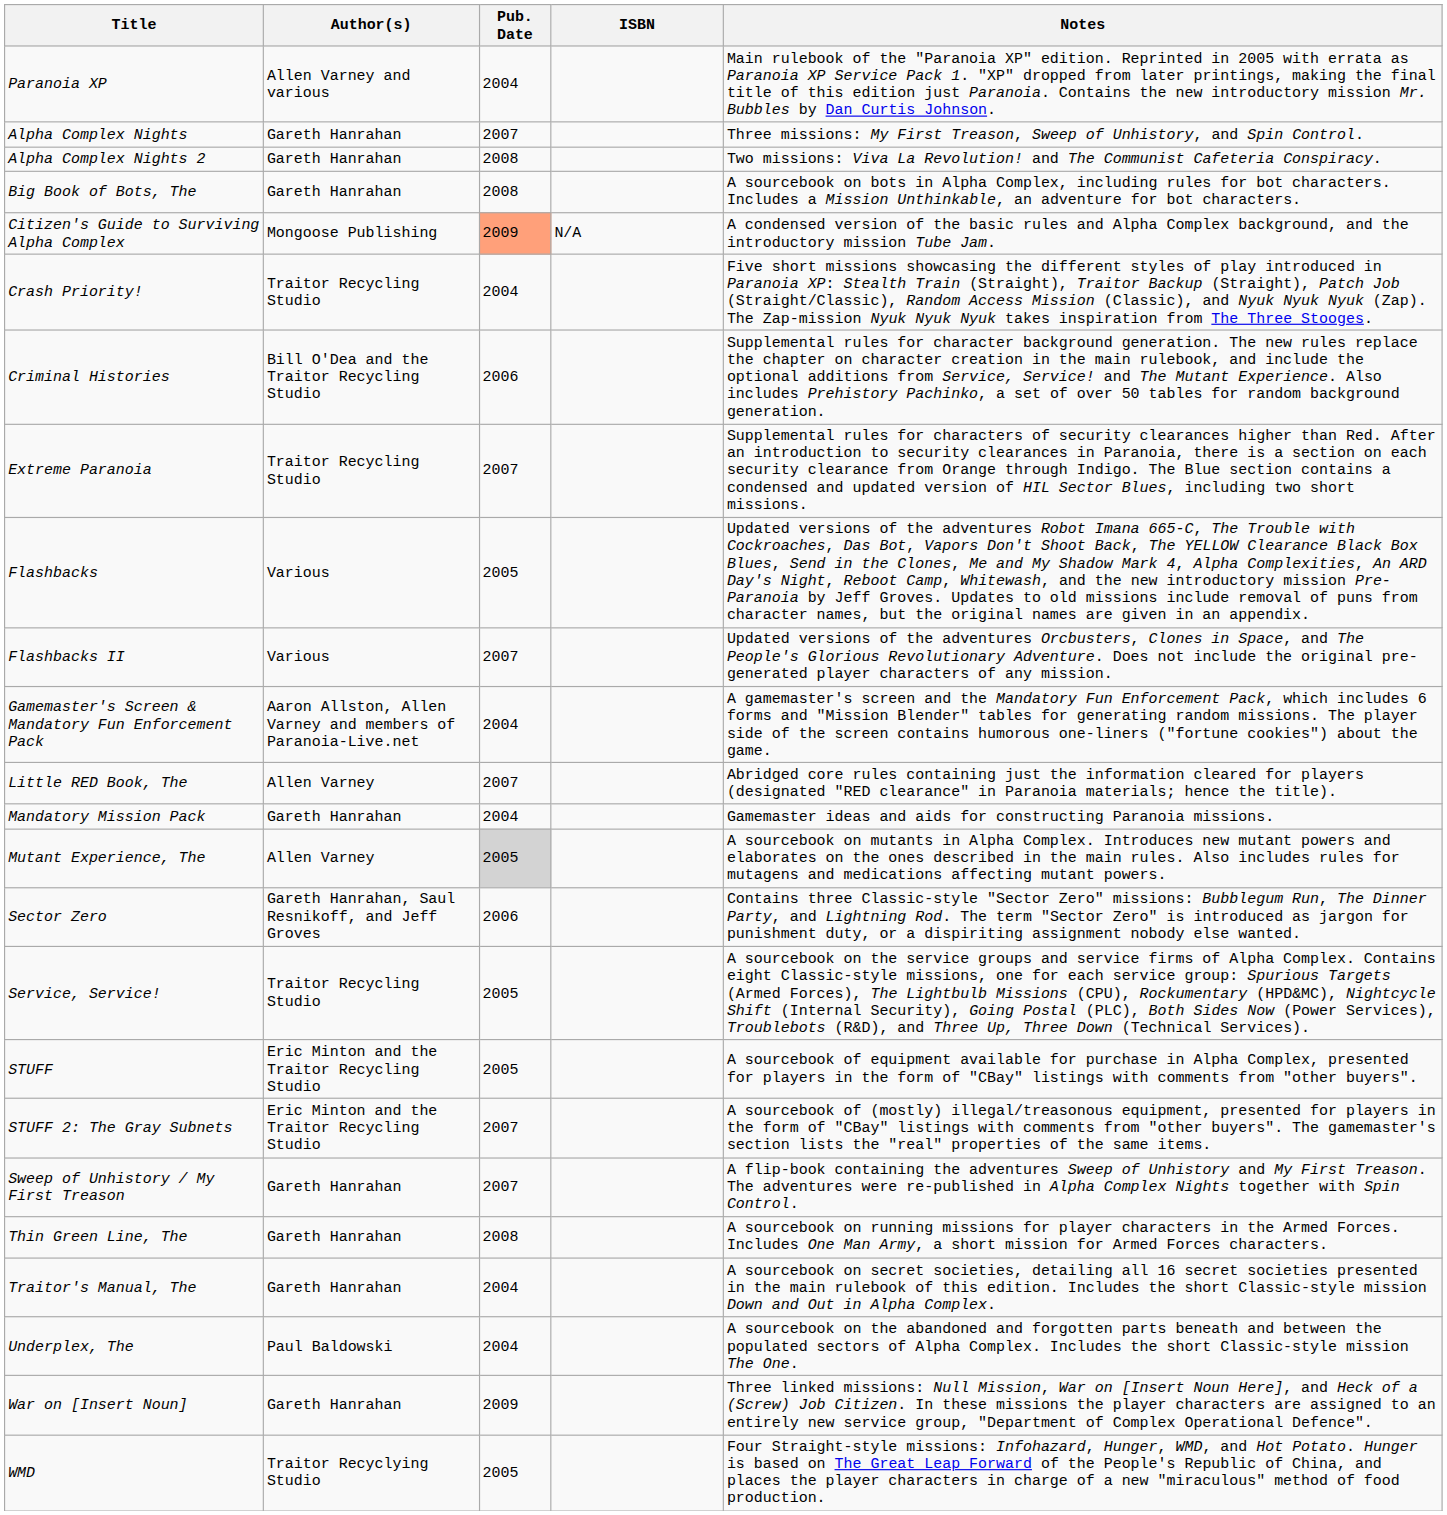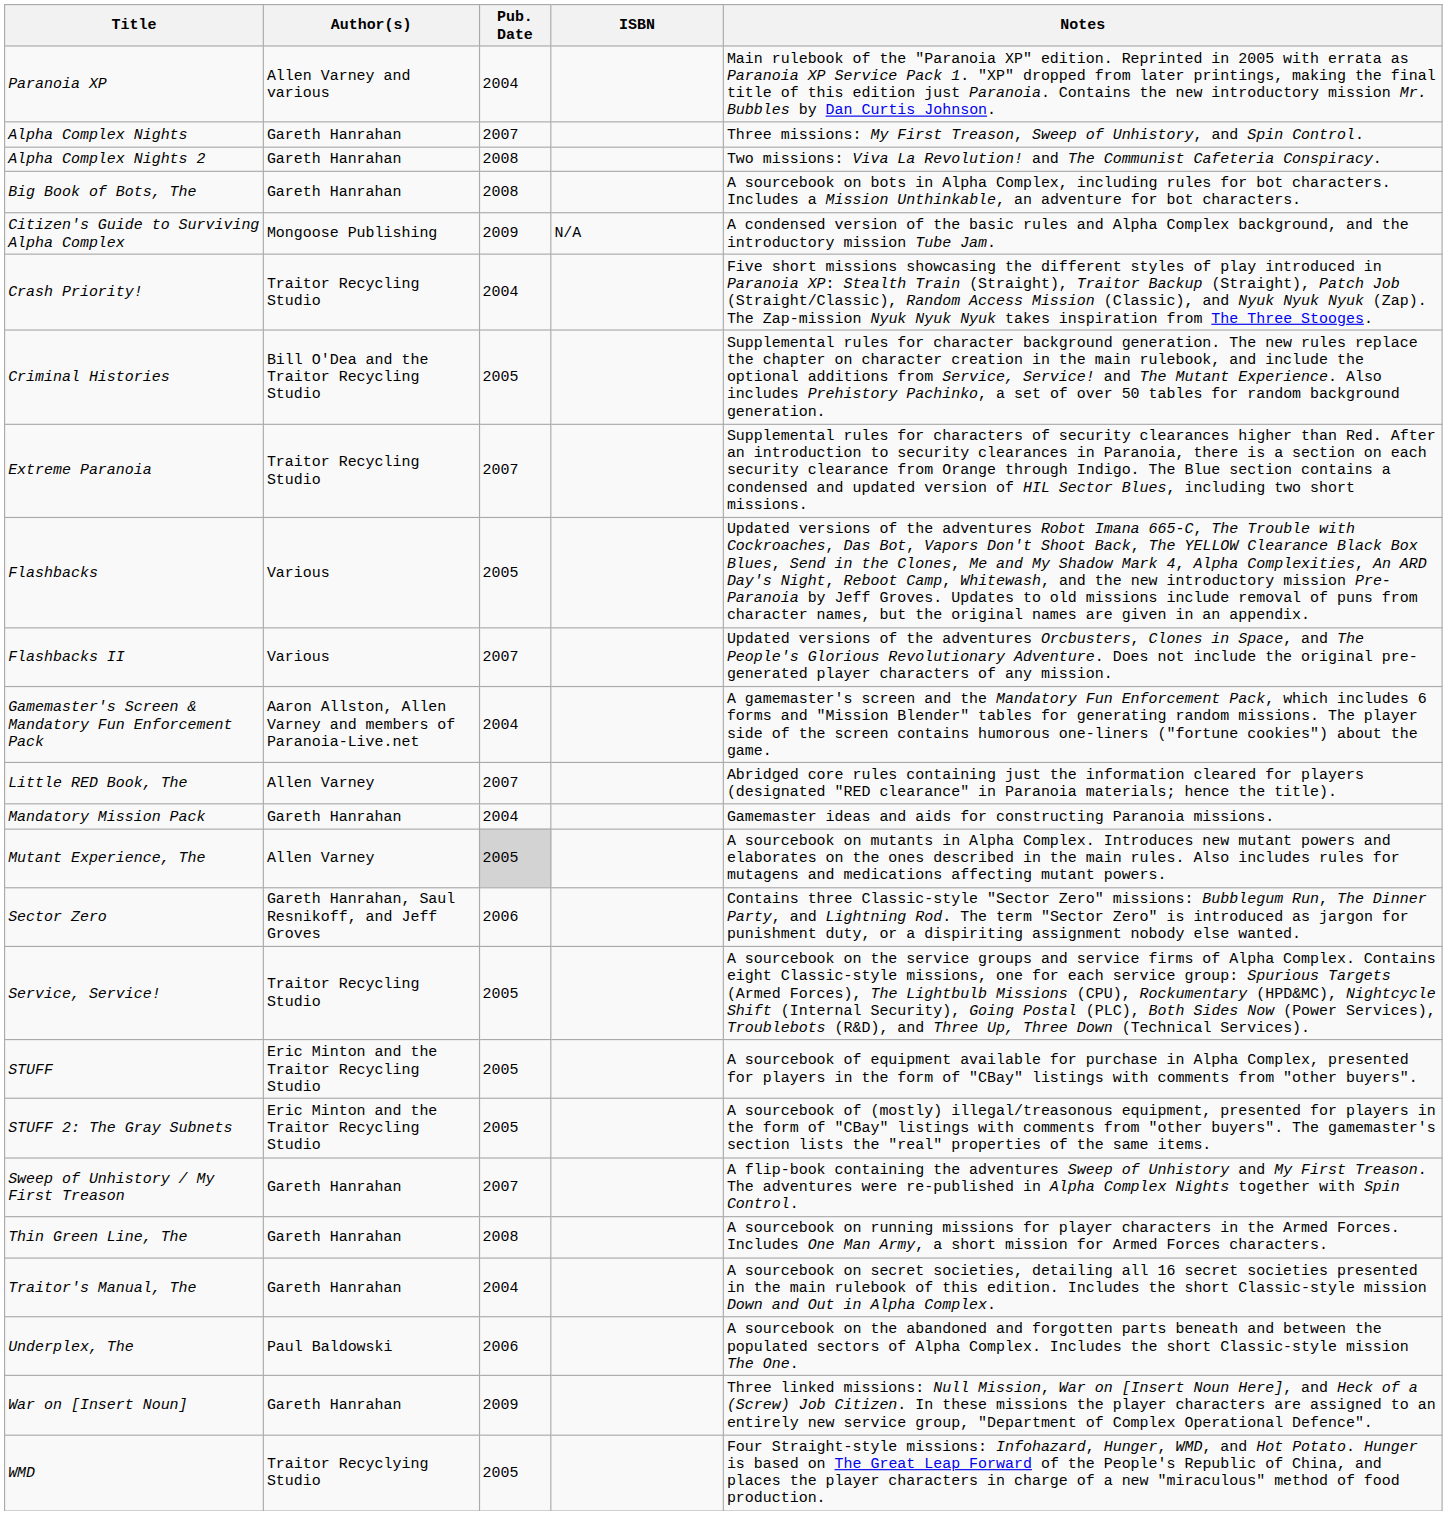(500, 233) lightsalmon background -> (500, 233) no background
(500, 377) 2006 -> (500, 377) 2005
(500, 1128) 2007 -> (500, 1128) 2005
(500, 1346) 2004 -> (500, 1346) 2006
